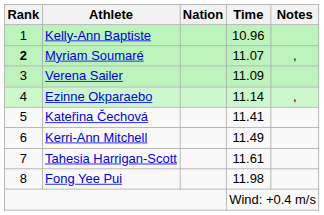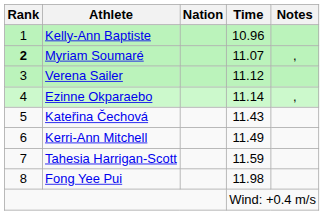(248, 76) 11.09 -> (248, 76) 11.12
(248, 117) 11.41 -> (248, 117) 11.43
(248, 158) 11.61 -> (248, 158) 11.59
